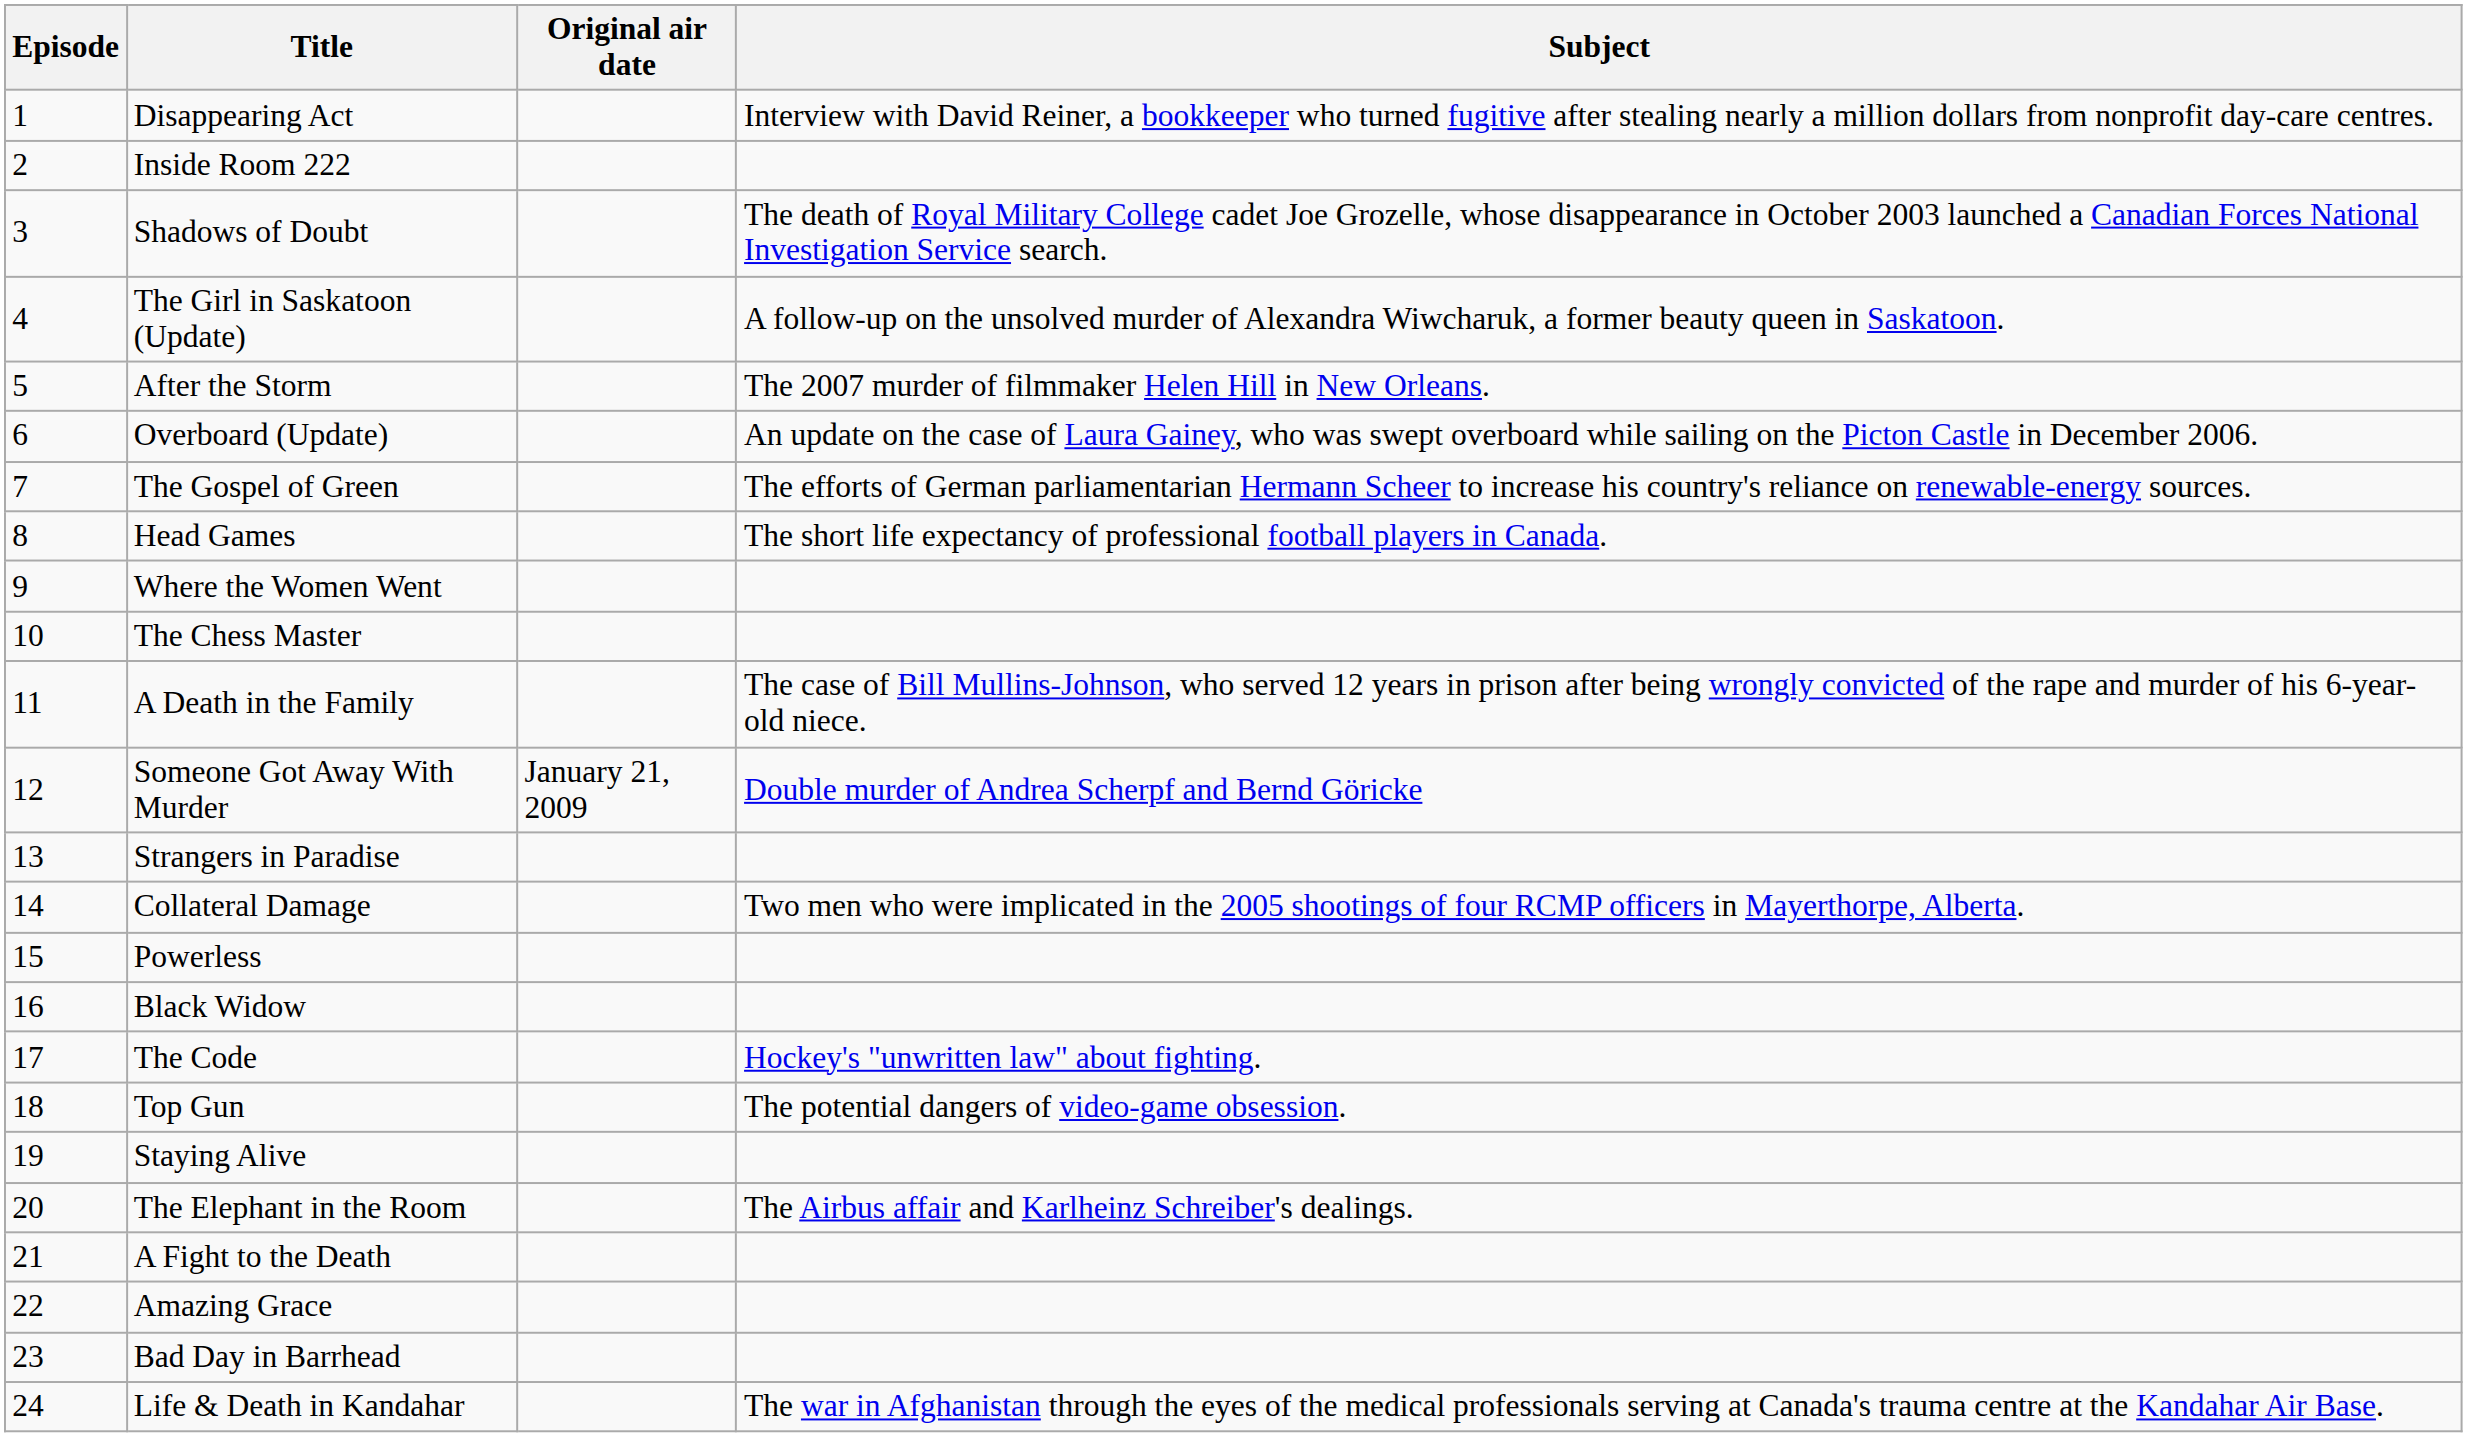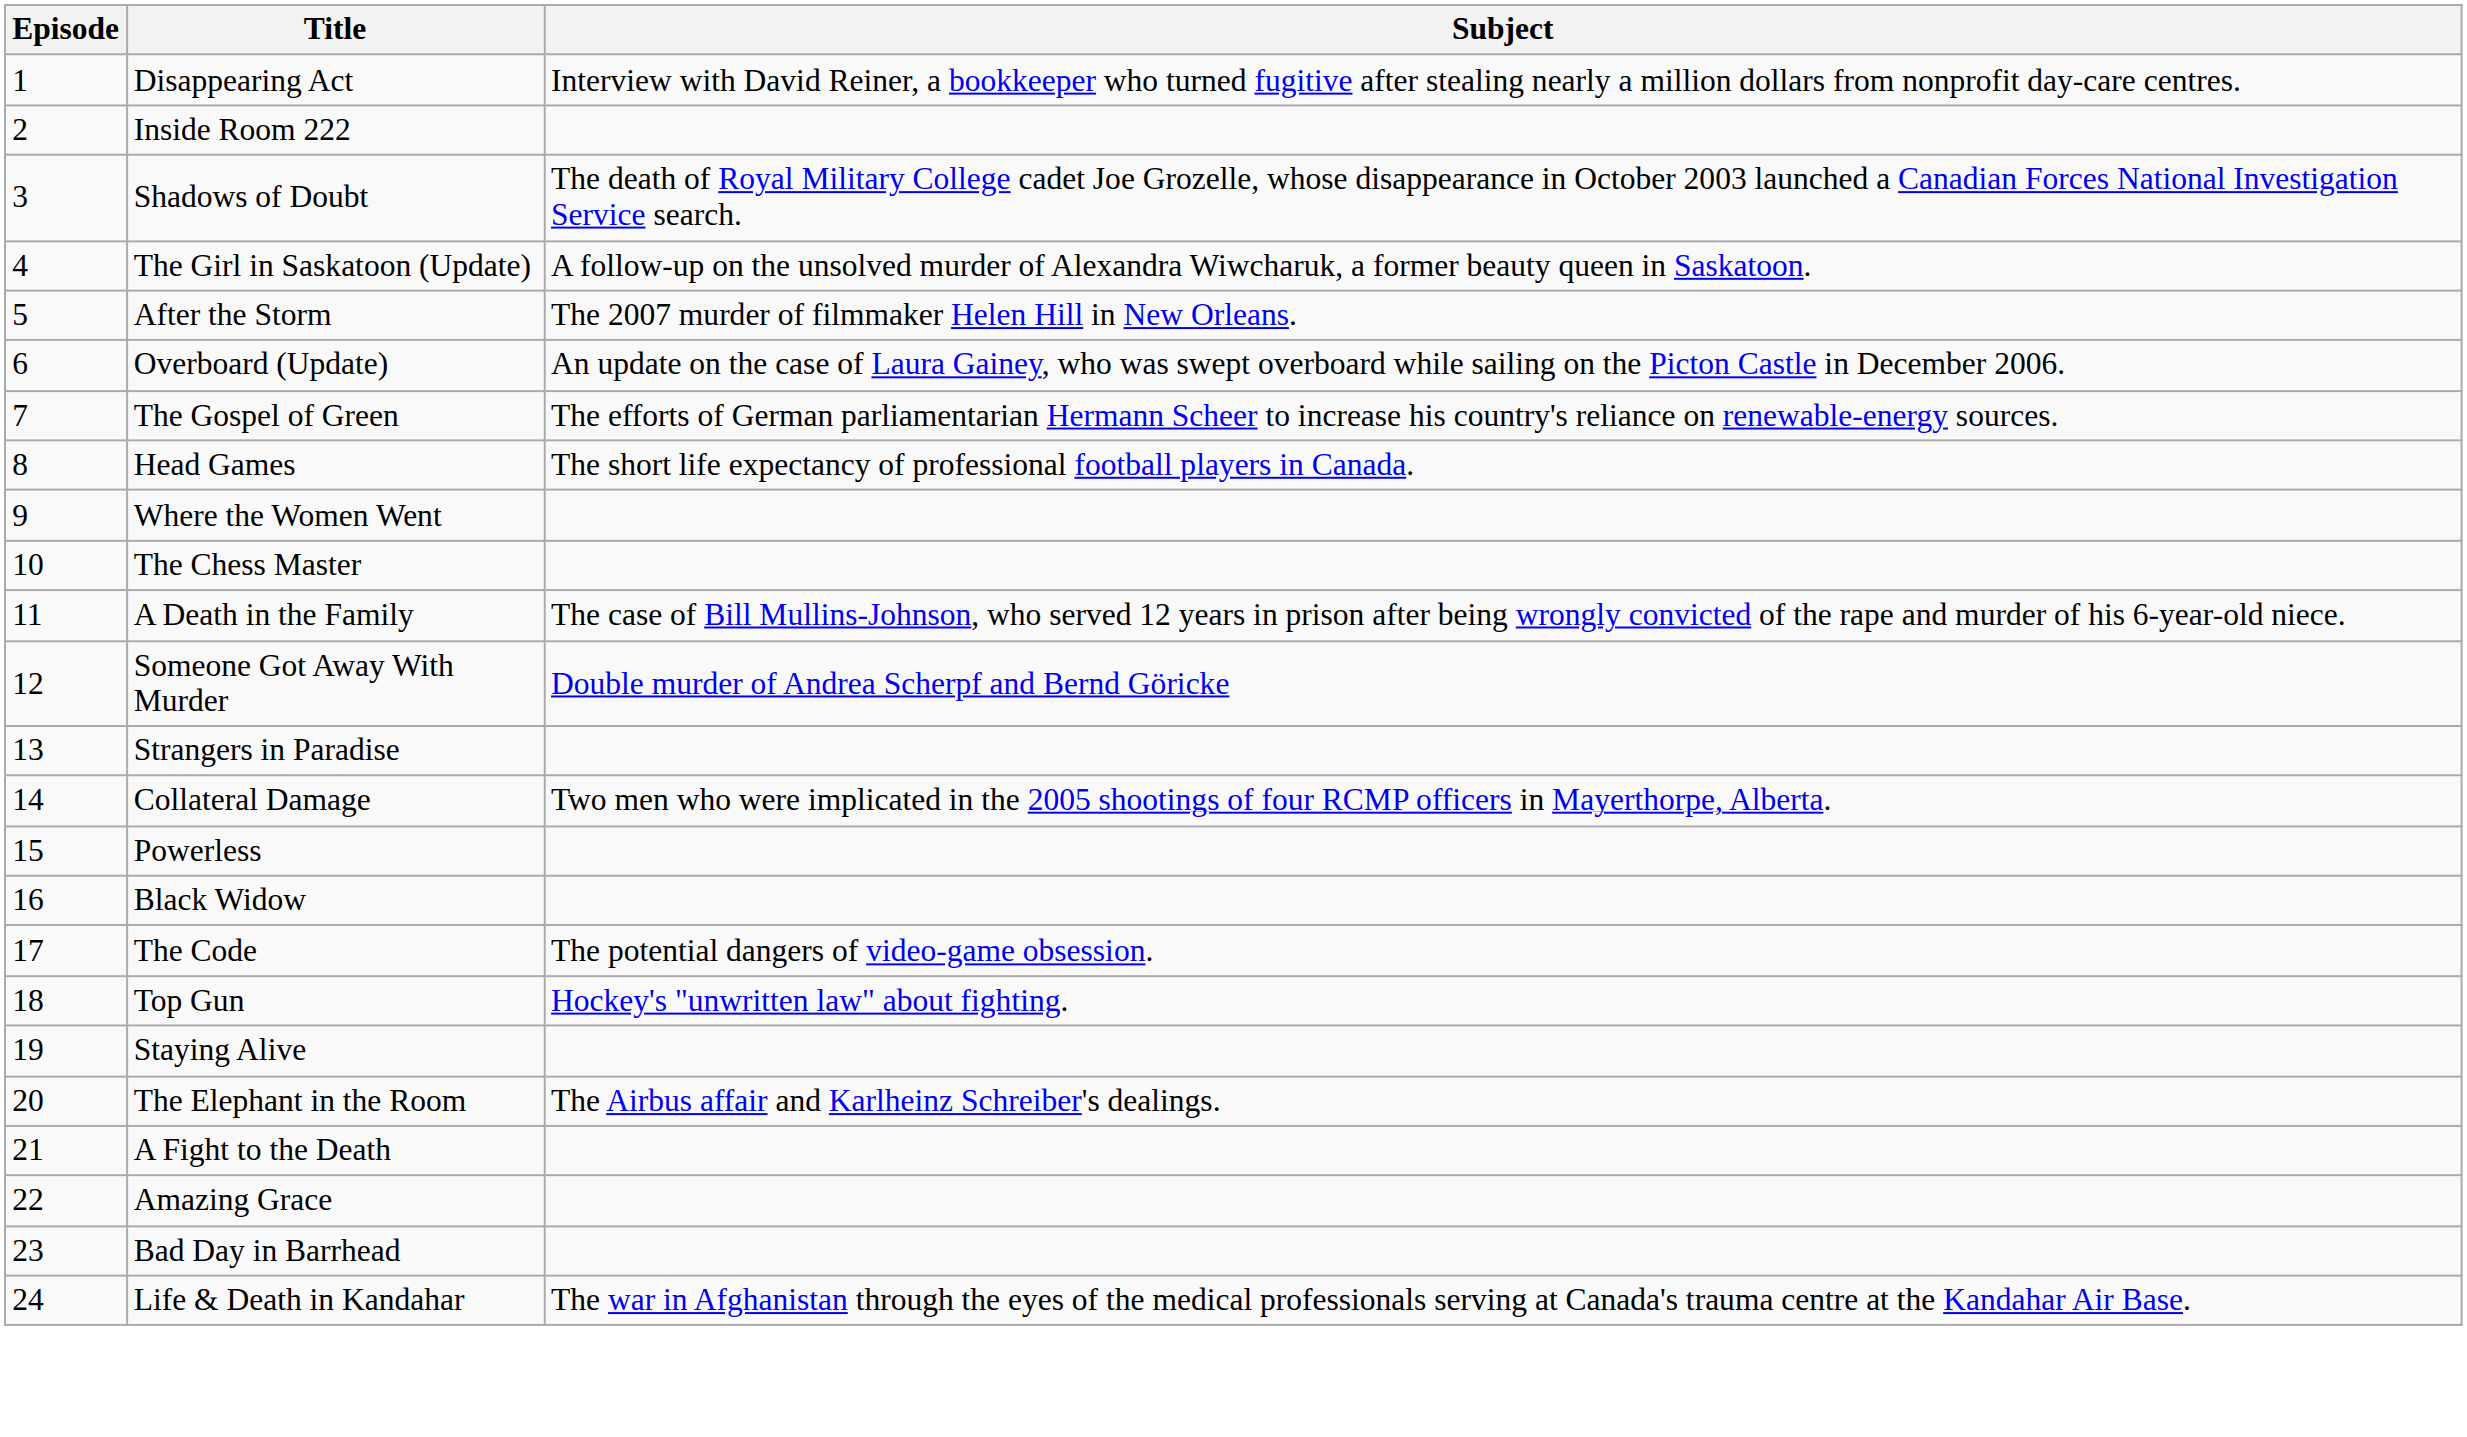- column: (627, 47)
(1003, 1056) Hockey's "unwritten law" about fighting. -> (852, 950) The potential dangers of video-game obsession.
(1045, 1106) The potential dangers of video-game obsession. -> (810, 1000) Hockey's "unwritten law" about fighting.
